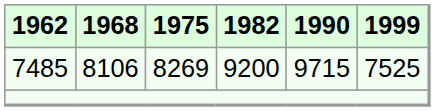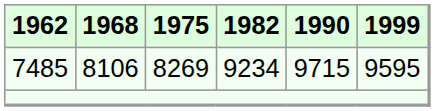(251, 68) 9200 -> (251, 68) 9234
(392, 68) 7525 -> (392, 68) 9595
